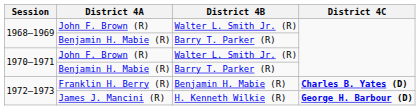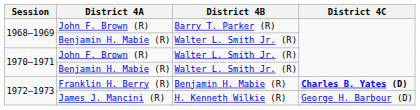(236, 26) Walter L. Smith Jr. (R) -> (225, 26) Barry T. Parker (R)
(225, 40) Barry T. Parker (R) -> (236, 40) Walter L. Smith Jr. (R)
(225, 69) Barry T. Parker (R) -> (236, 69) Walter L. Smith Jr. (R)
(357, 98) bold -> (357, 98) normal
